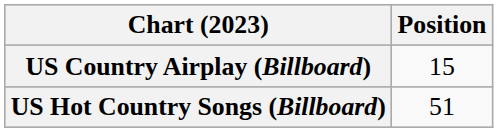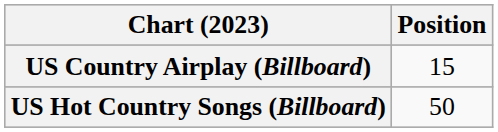(442, 106) 51 -> (442, 106) 50
